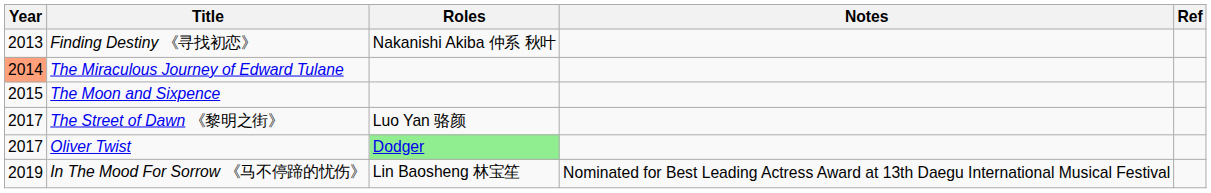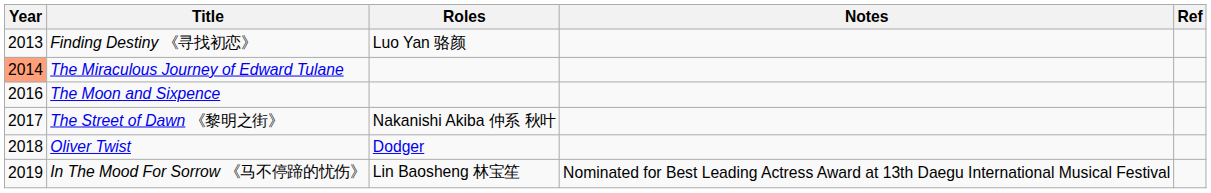(464, 42) Nakanishi Akiba 仲系 秋叶 -> (419, 42) Luo Yan 骆颜
(26, 94) 2015 -> (26, 94) 2016
(419, 120) Luo Yan 骆颜 -> (464, 120) Nakanishi Akiba 仲系 秋叶
(26, 147) 2017 -> (26, 147) 2018
(399, 147) lightgreen background -> (399, 147) no background
